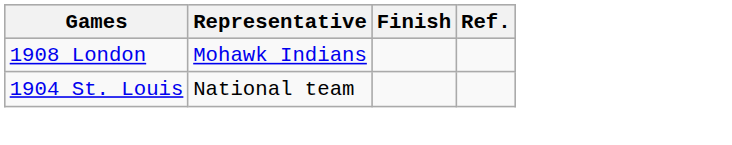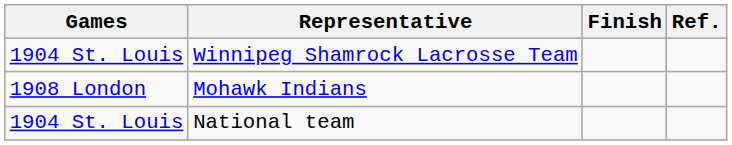+ row: (385, 55)
